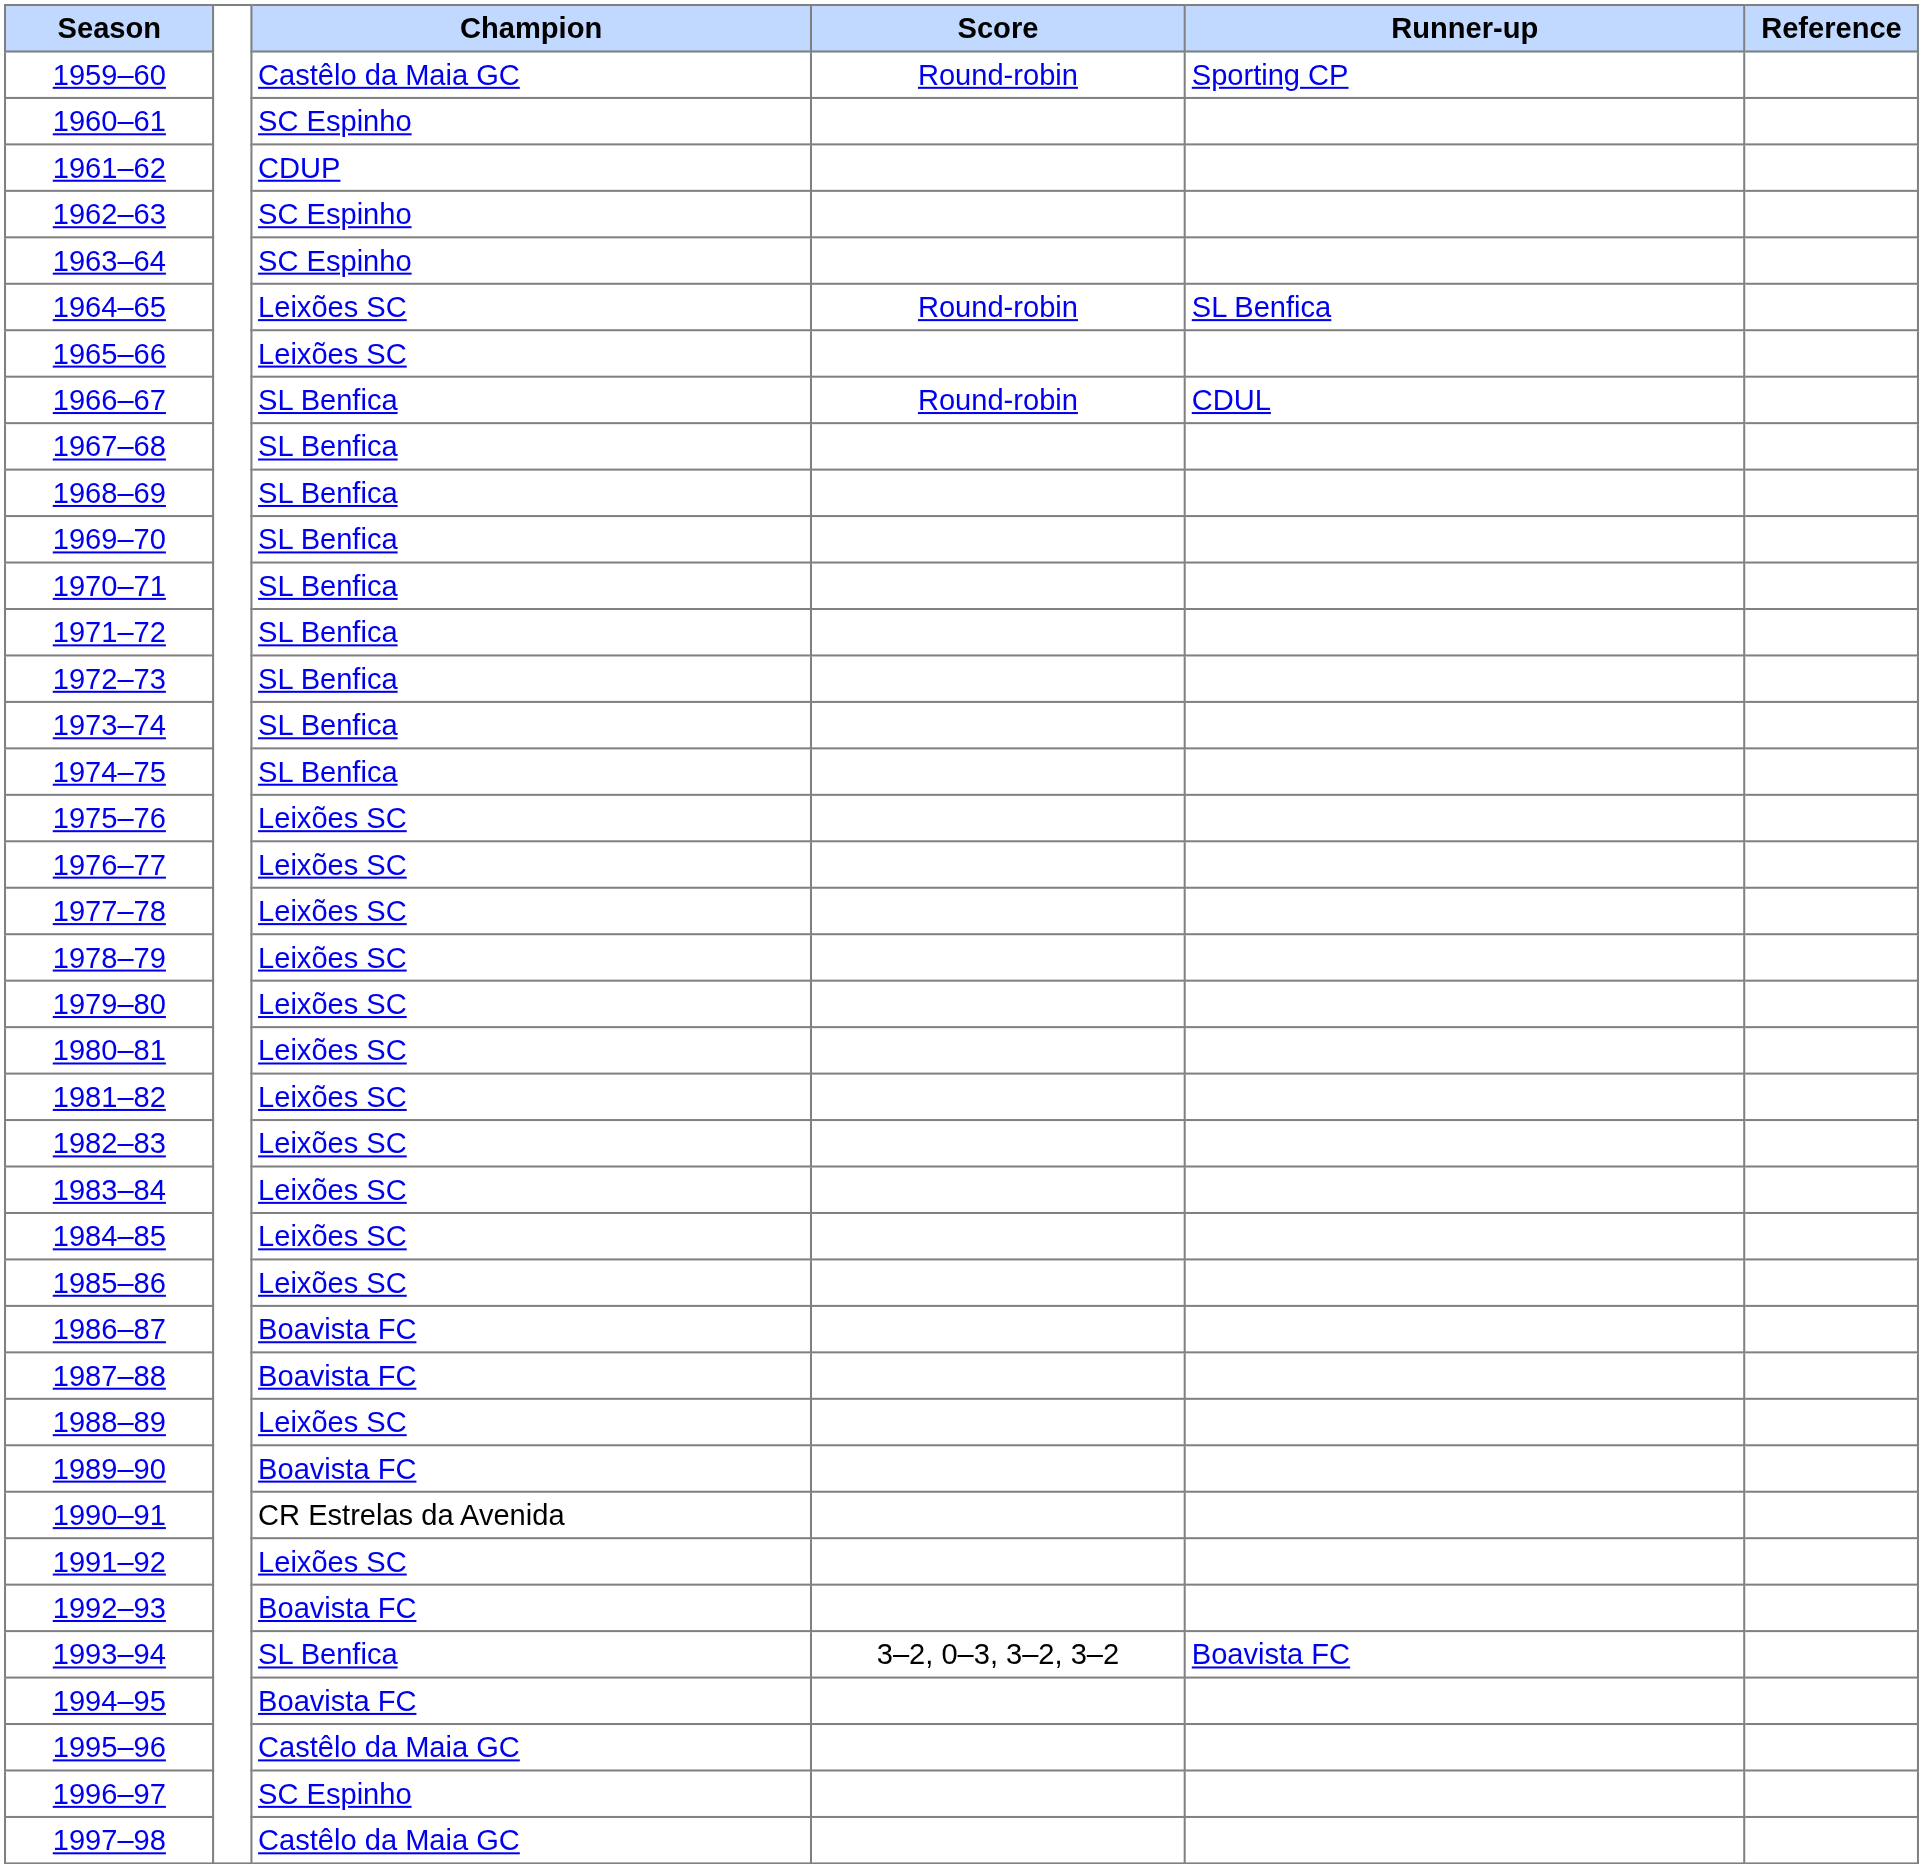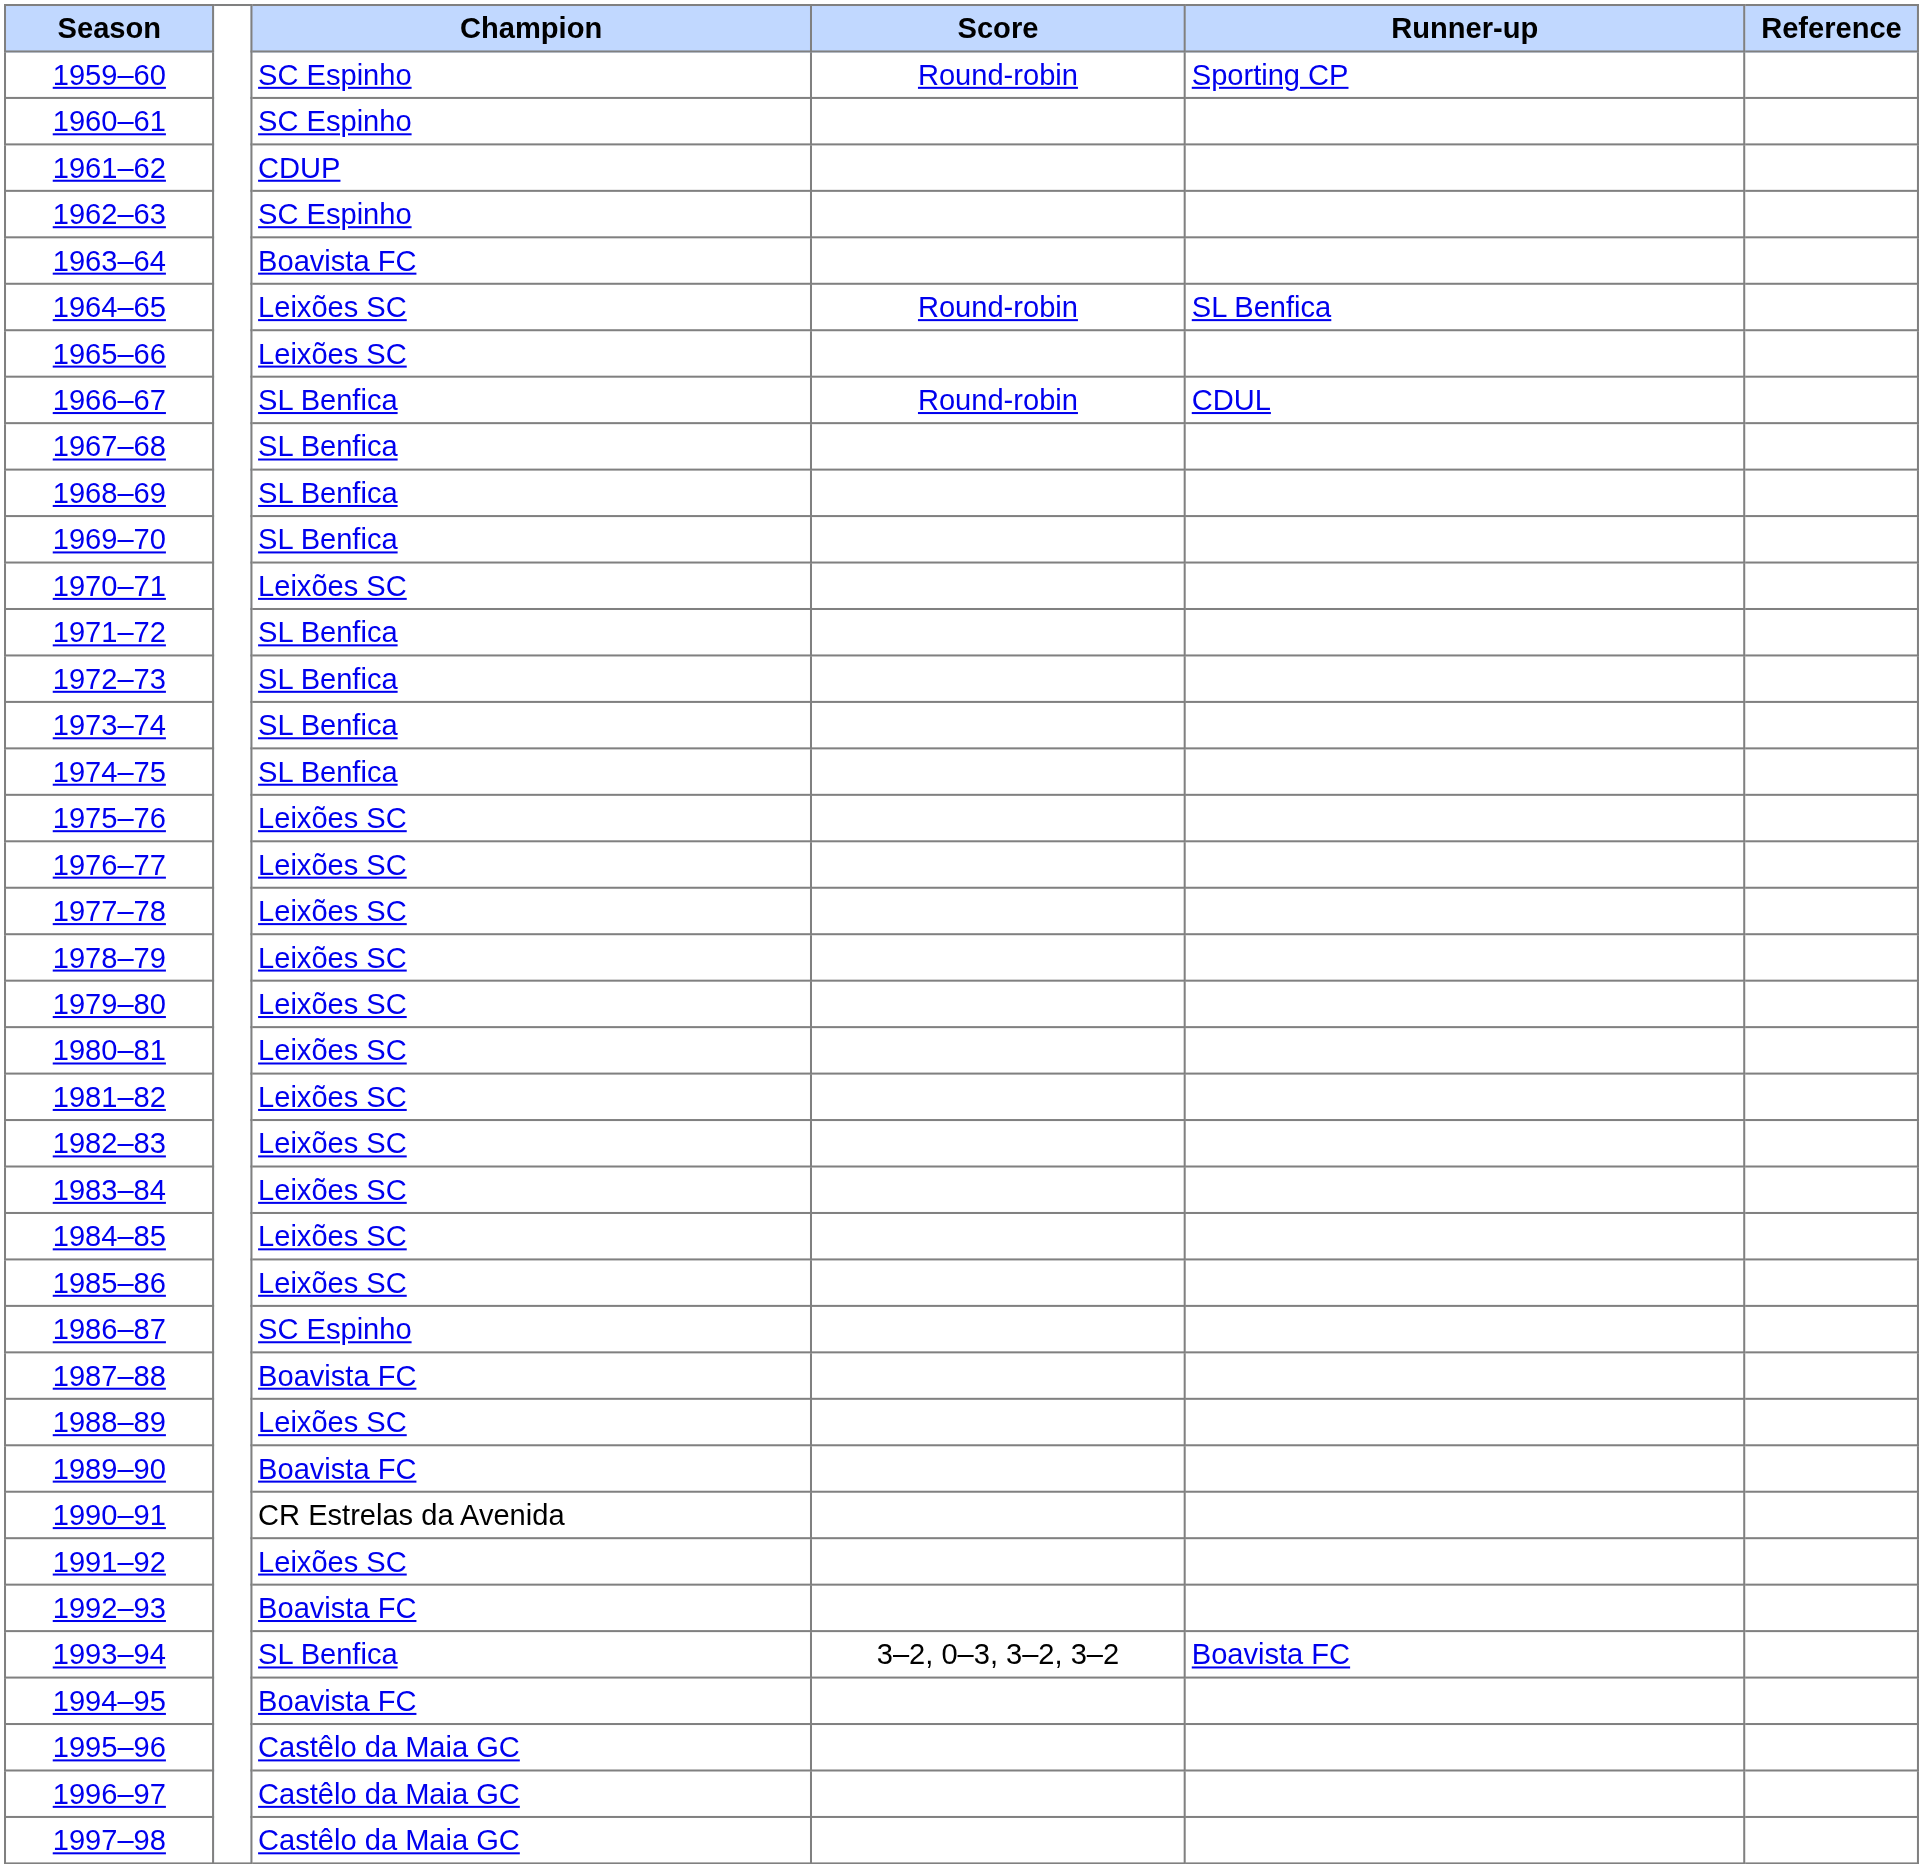(389, 75) Castêlo da Maia GC -> (335, 75) SC Espinho
(335, 261) SC Espinho -> (337, 261) Boavista FC
(328, 586) SL Benfica -> (332, 586) Leixões SC
(337, 1329) Boavista FC -> (335, 1329) SC Espinho
(335, 1794) SC Espinho -> (389, 1794) Castêlo da Maia GC
